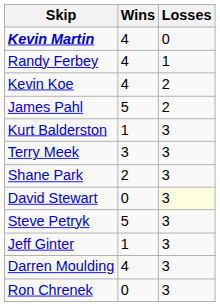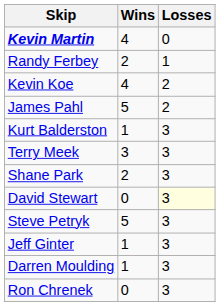(125, 61) 4 -> (125, 61) 2
(125, 267) 4 -> (125, 267) 1
